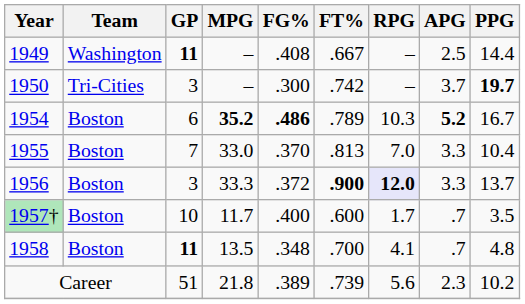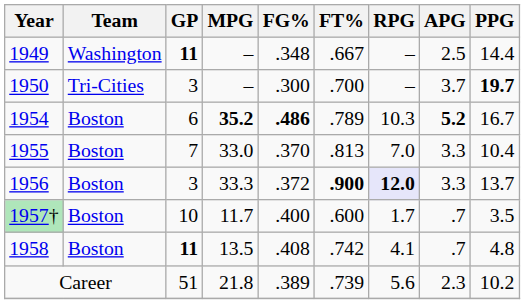(293, 53) .408 -> (293, 53) .348
(347, 86) .742 -> (347, 86) .700
(293, 249) .348 -> (293, 249) .408
(347, 249) .700 -> (347, 249) .742
